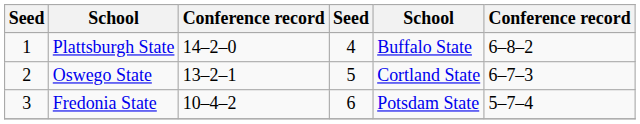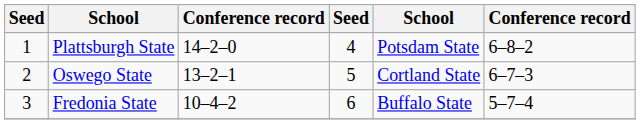(425, 47) Buffalo State -> (428, 47) Potsdam State
(428, 103) Potsdam State -> (425, 103) Buffalo State
